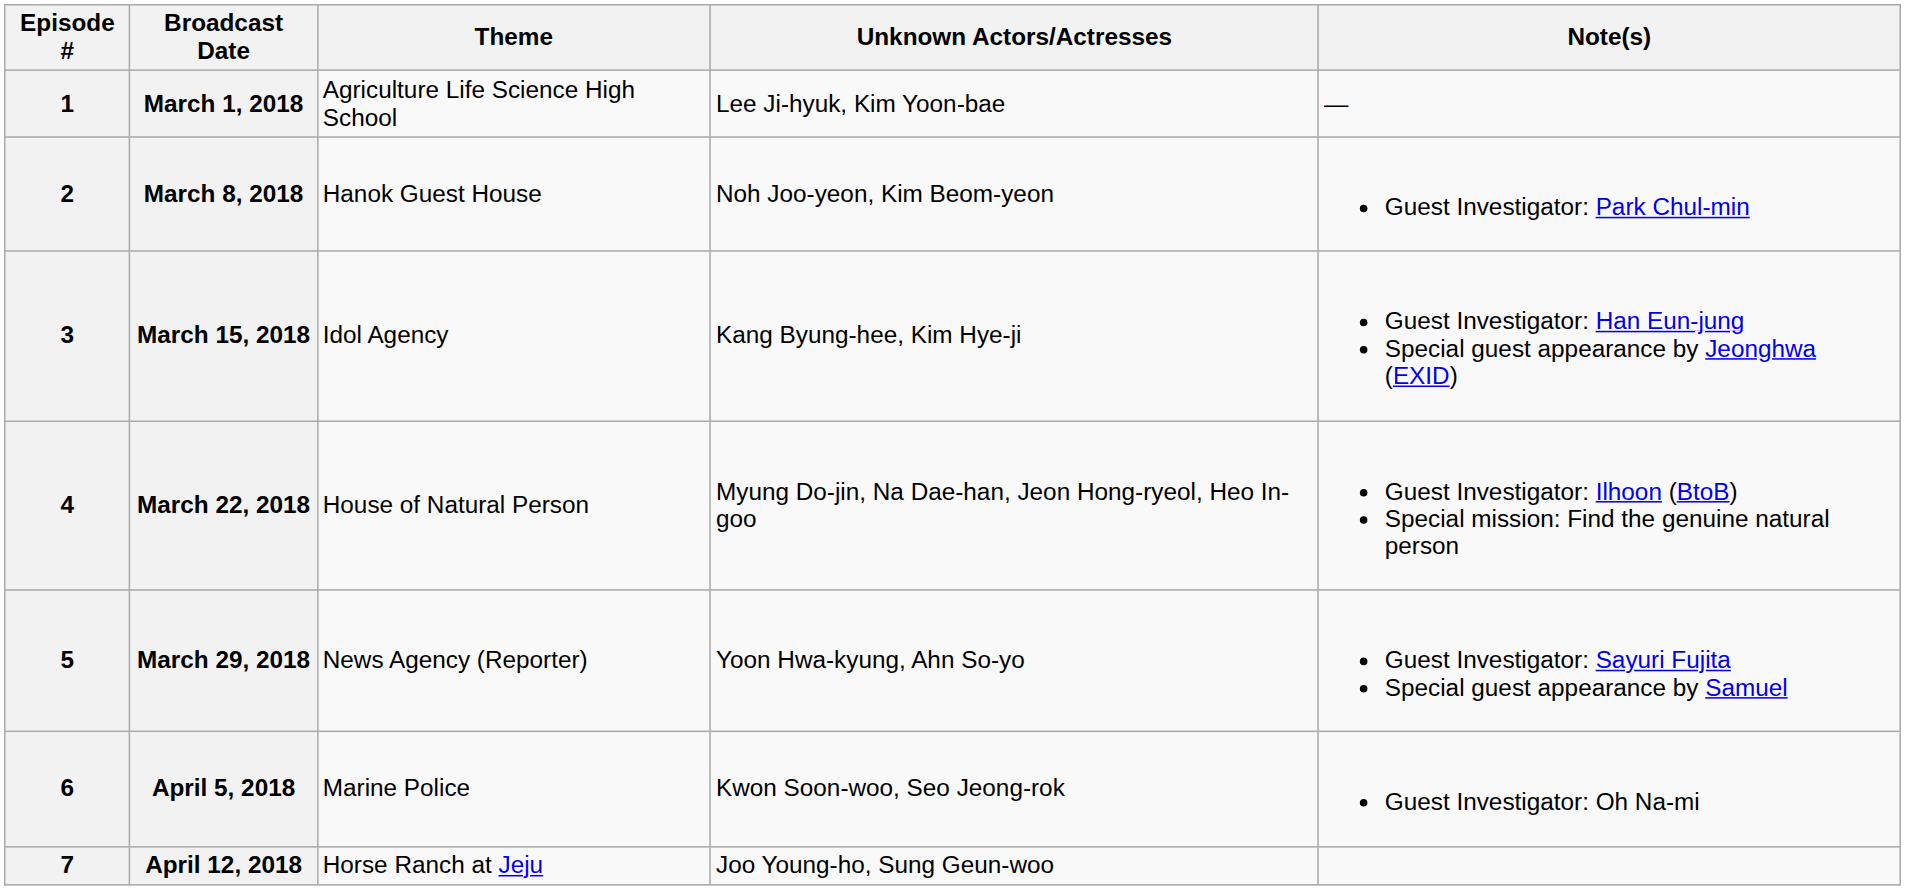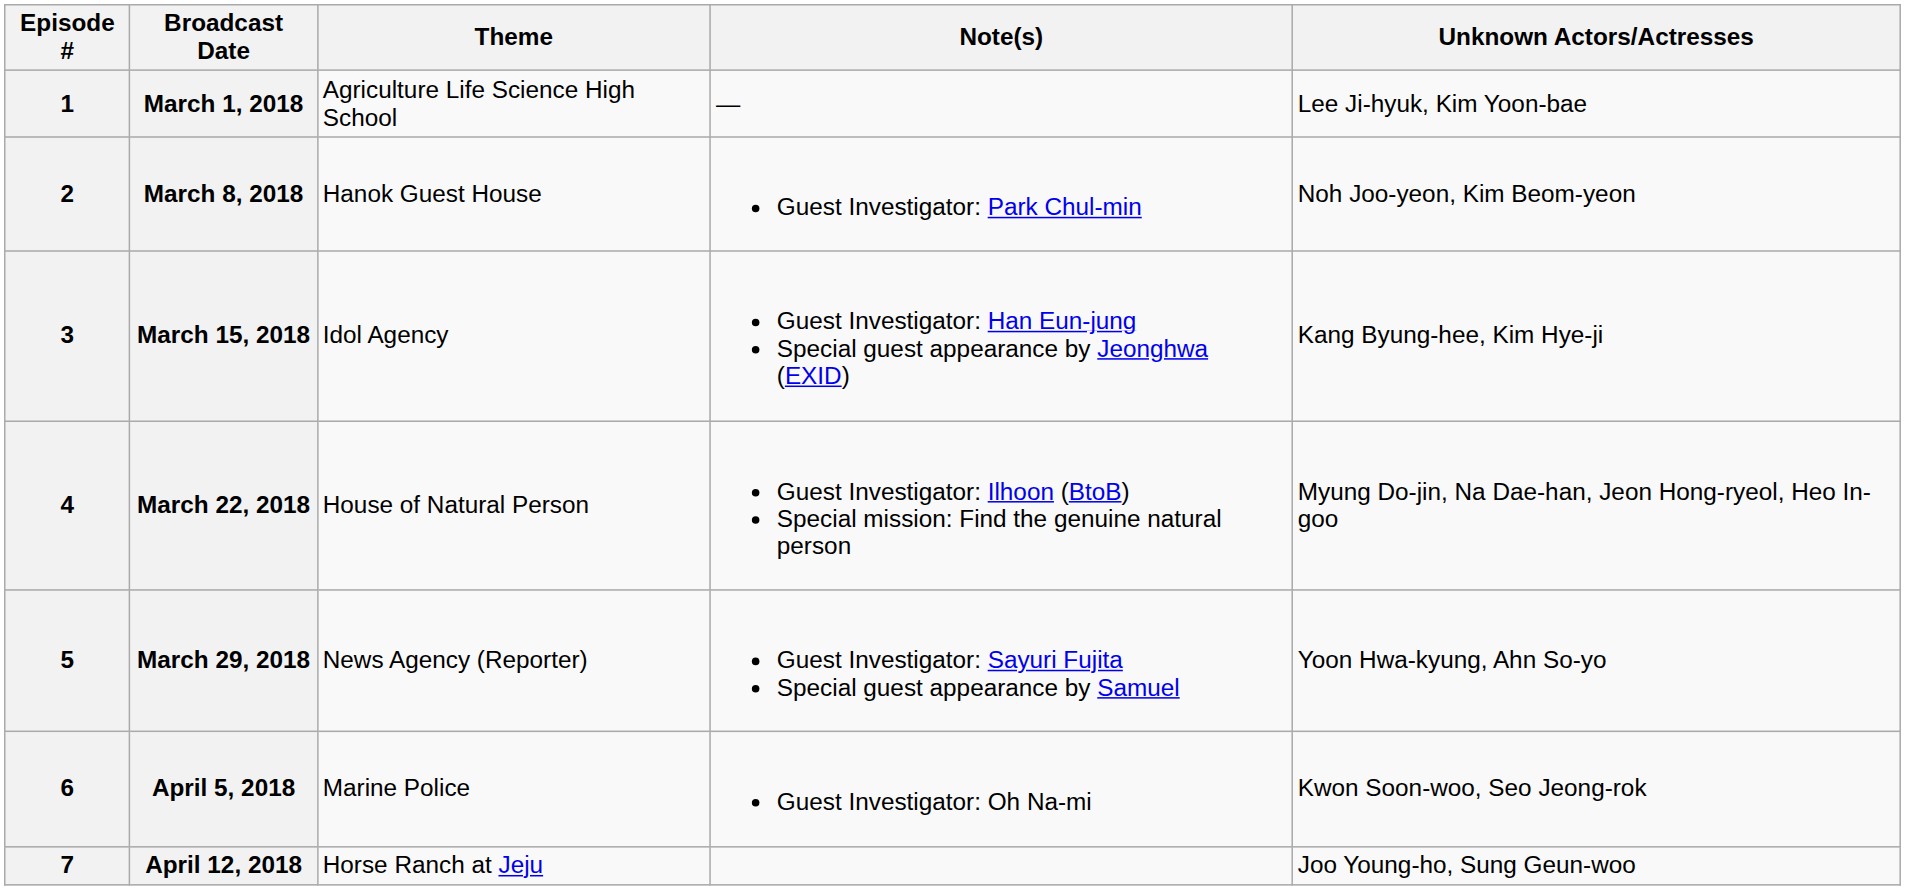columns swapped: (1014, 37) <-> (1609, 37)
